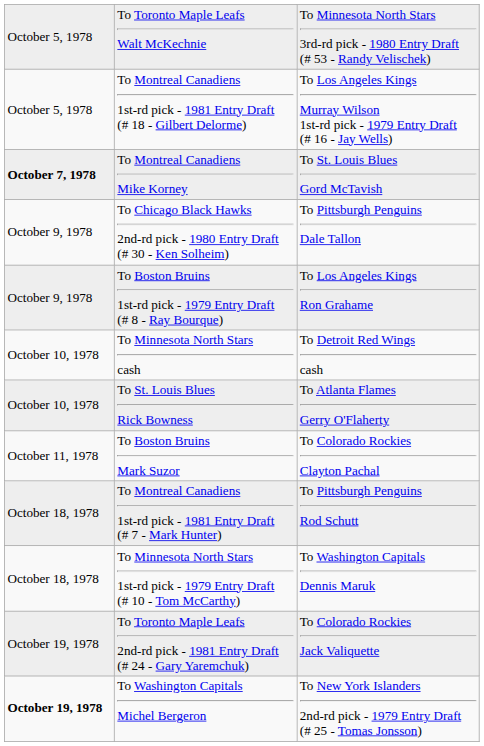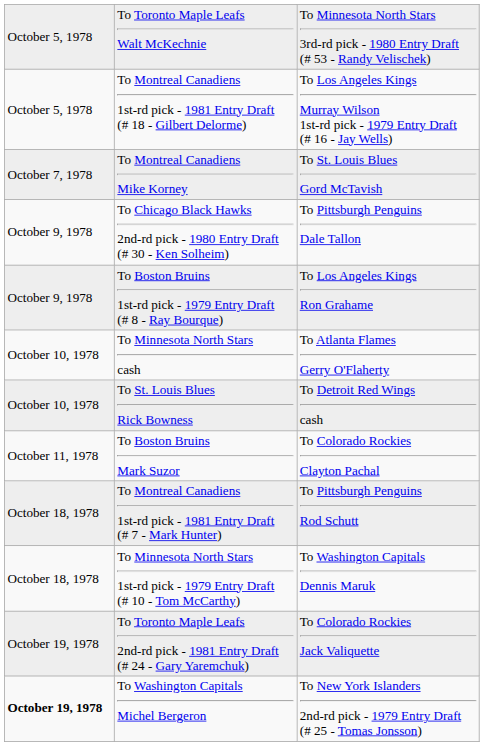(52, 174) bold -> (50, 174) normal
(388, 355) To Detroit Red Wings cash -> (388, 355) To Atlanta Flames Gerry O'Flaherty
(388, 405) To Atlanta Flames Gerry O'Flaherty -> (388, 405) To Detroit Red Wings cash
